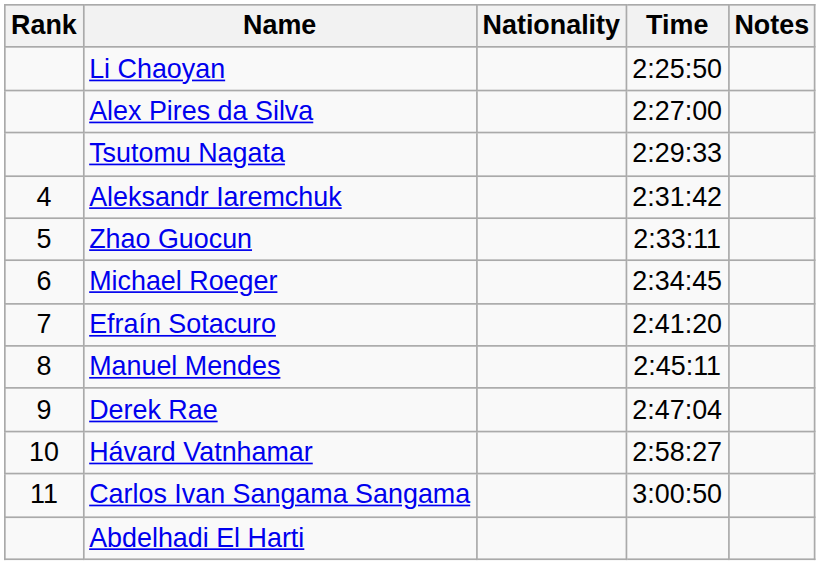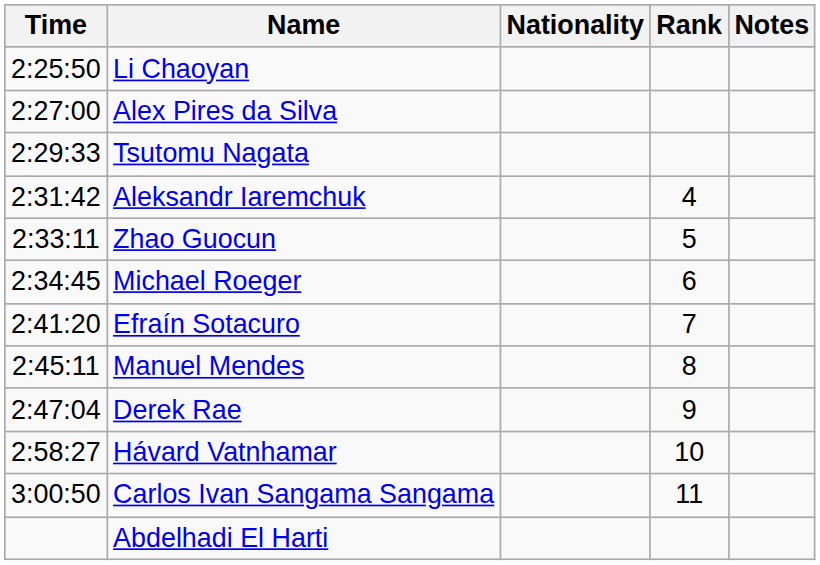columns swapped: (44, 25) <-> (677, 25)
